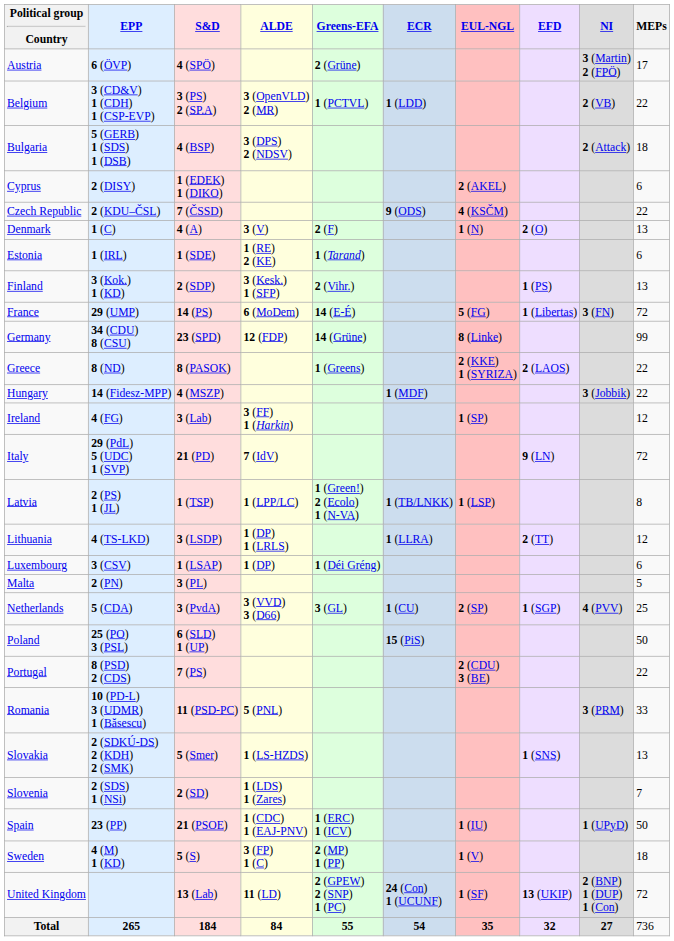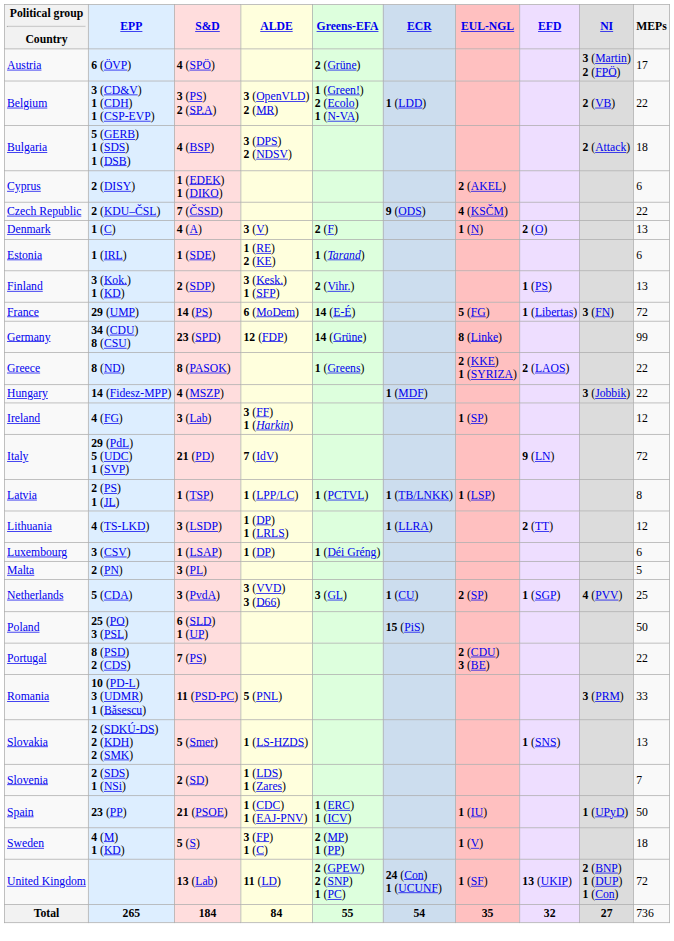(342, 103) 1 (PCTVL) -> (339, 103) 1 (Green!) 2 (Ecolo) 1 (N-VA)
(339, 501) 1 (Green!) 2 (Ecolo) 1 (N-VA) -> (342, 495) 1 (PCTVL)
